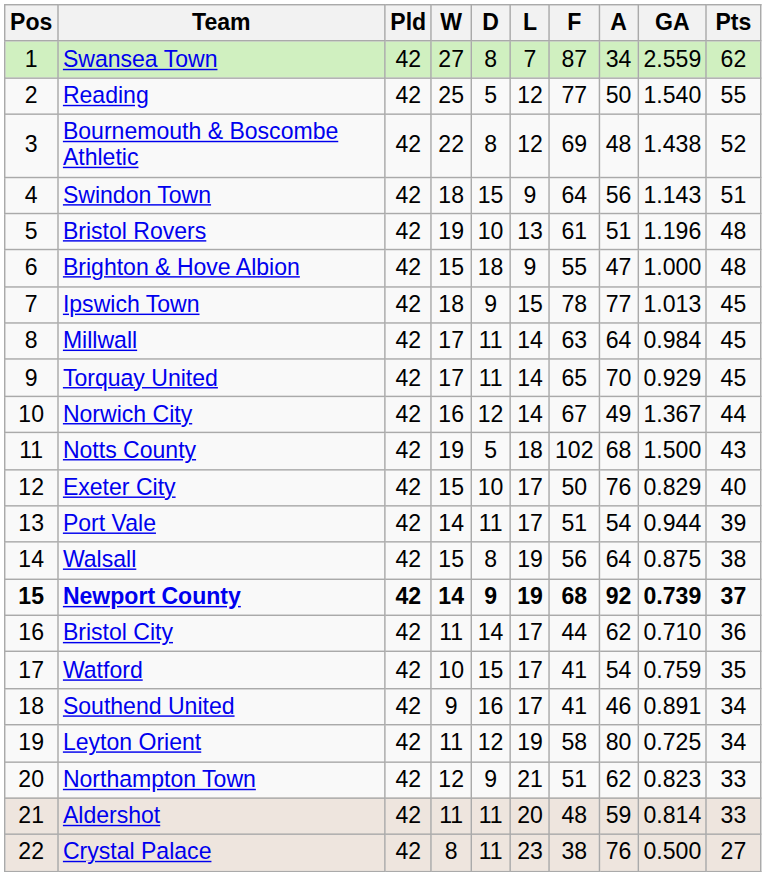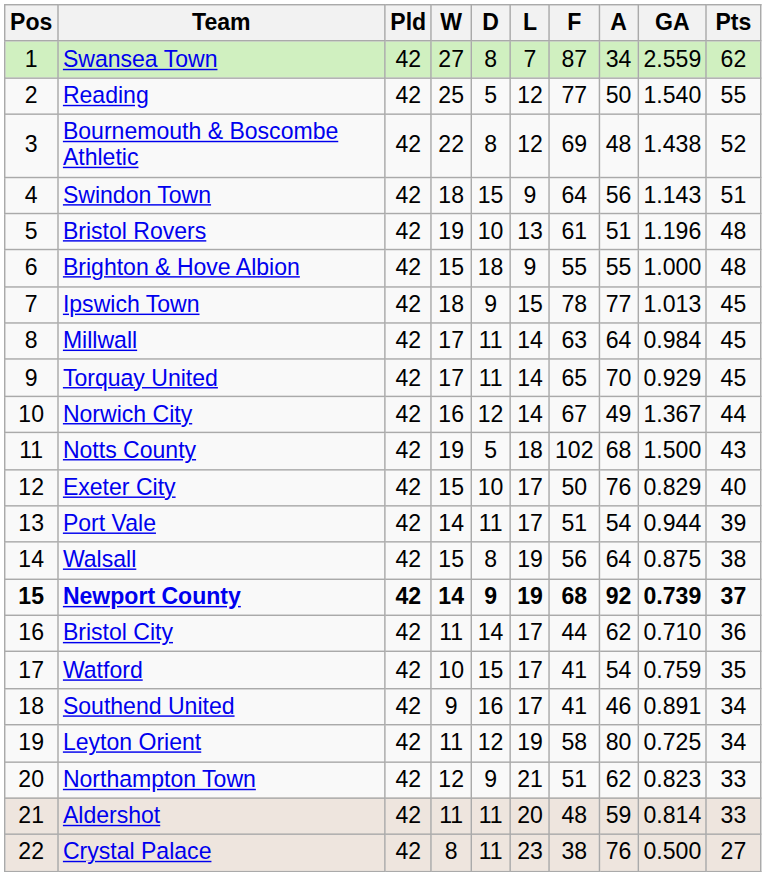(619, 267) 47 -> (619, 267) 55
